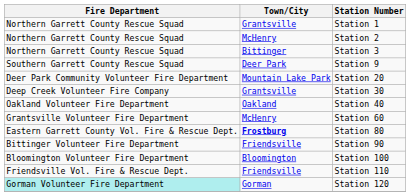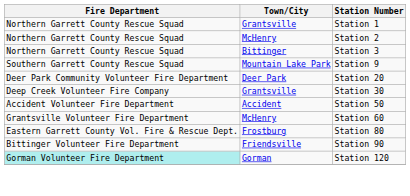(264, 64) Deer Park -> (286, 64) Mountain Lake Park
(286, 78) Mountain Lake Park -> (264, 78) Deer Park
- row: (359, 104)
+ row: (359, 104)
(264, 131) bold -> (264, 131) normal
- row: (362, 158)
- row: (362, 171)
